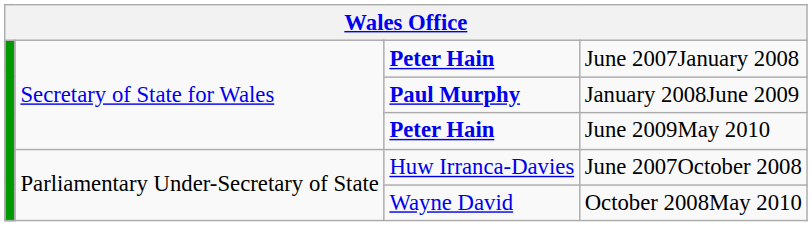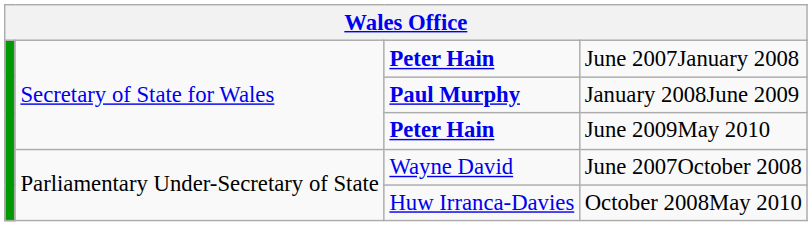(482, 166) Huw Irranca-Davies -> (451, 166) Wayne David
(451, 202) Wayne David -> (482, 202) Huw Irranca-Davies
